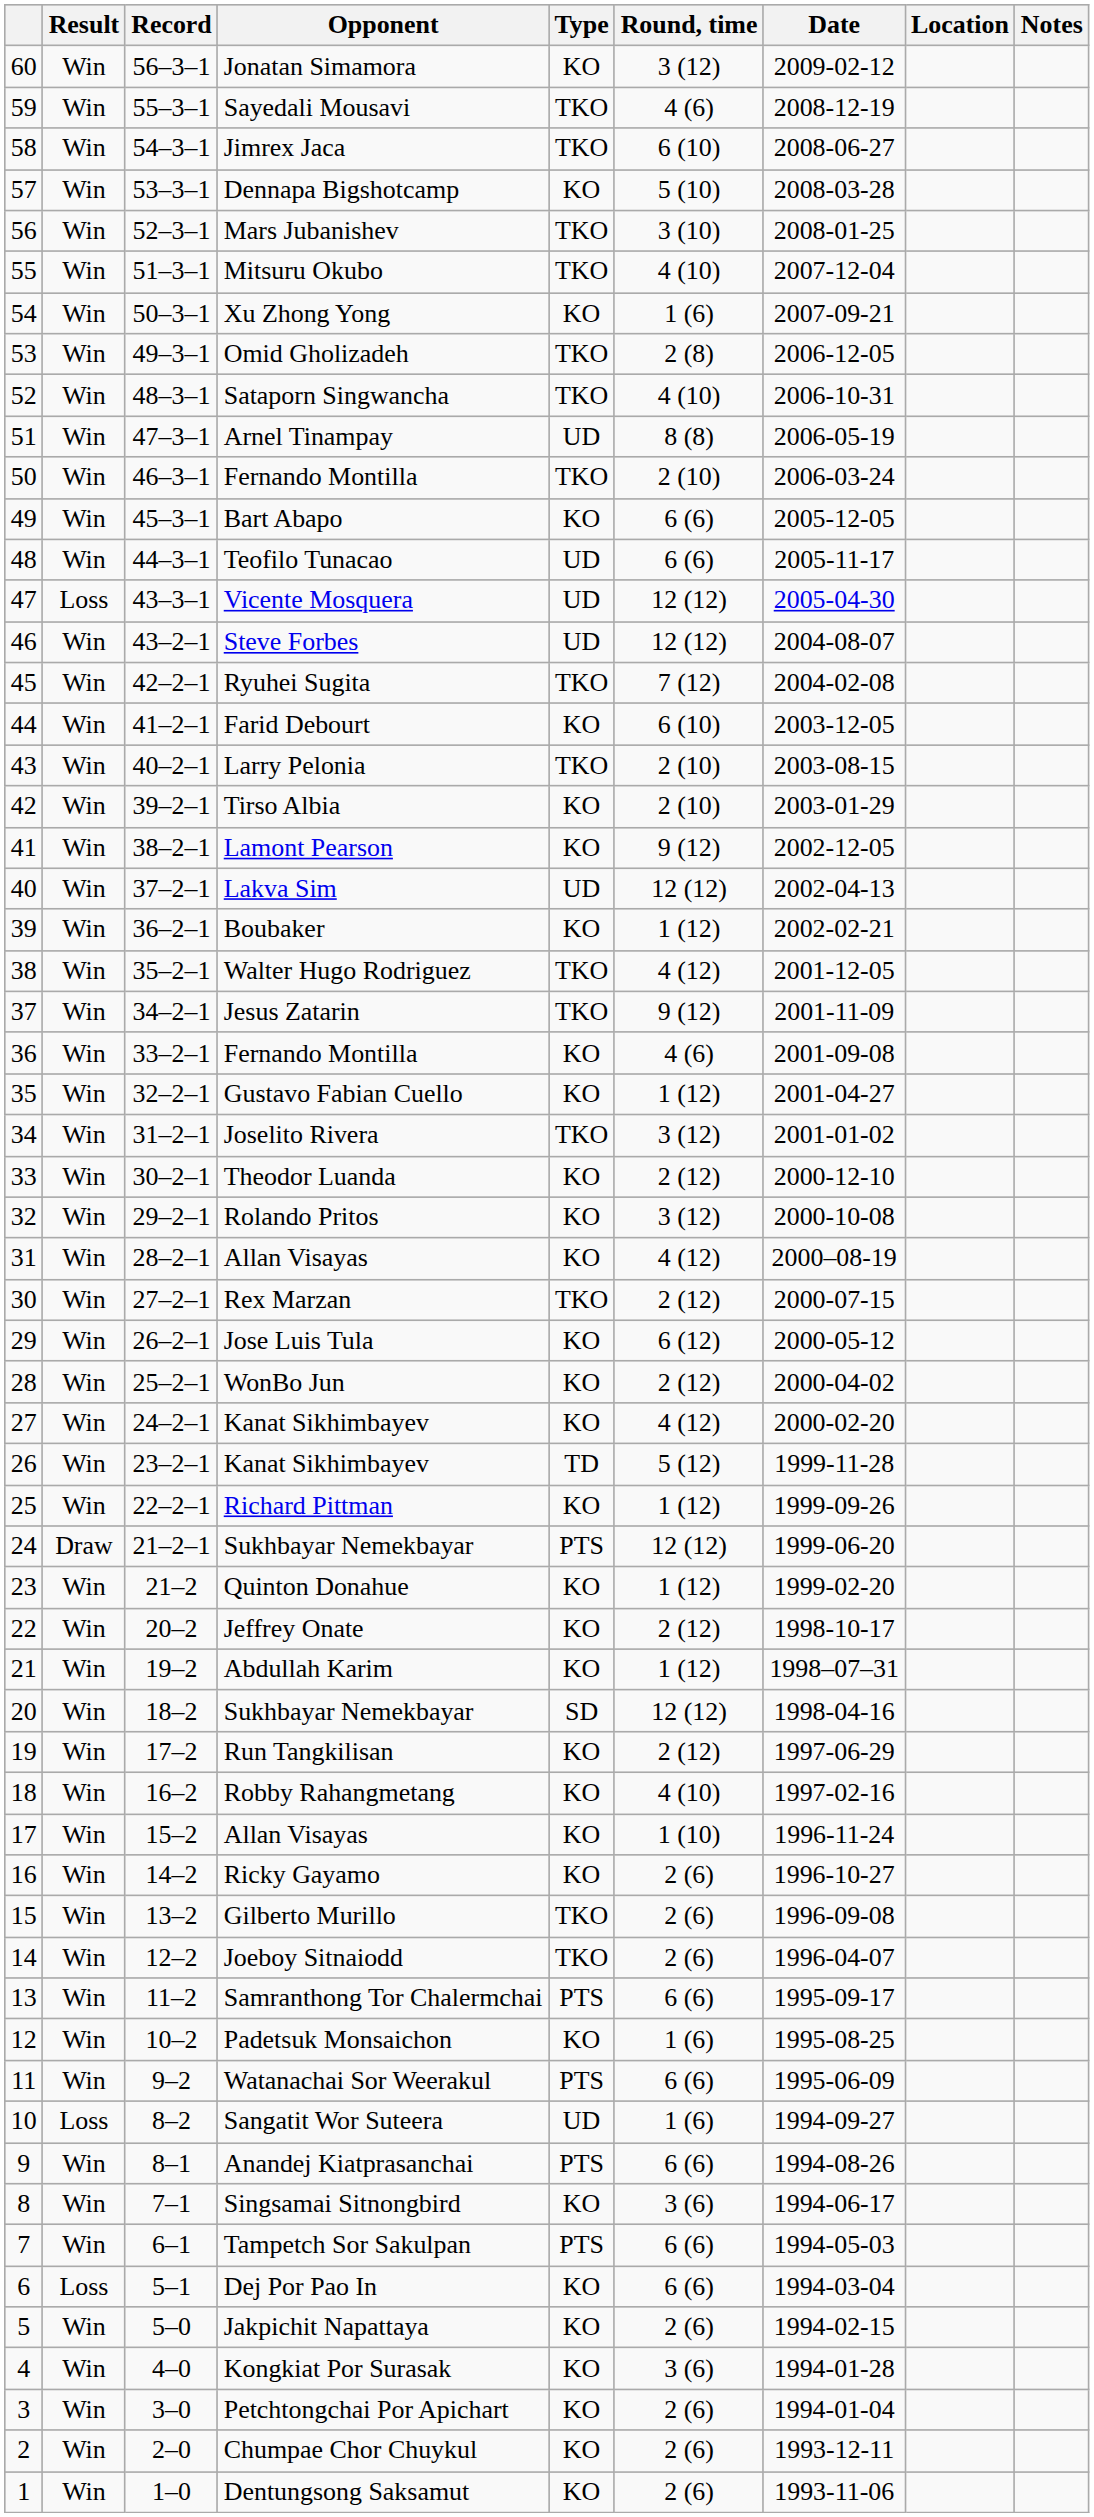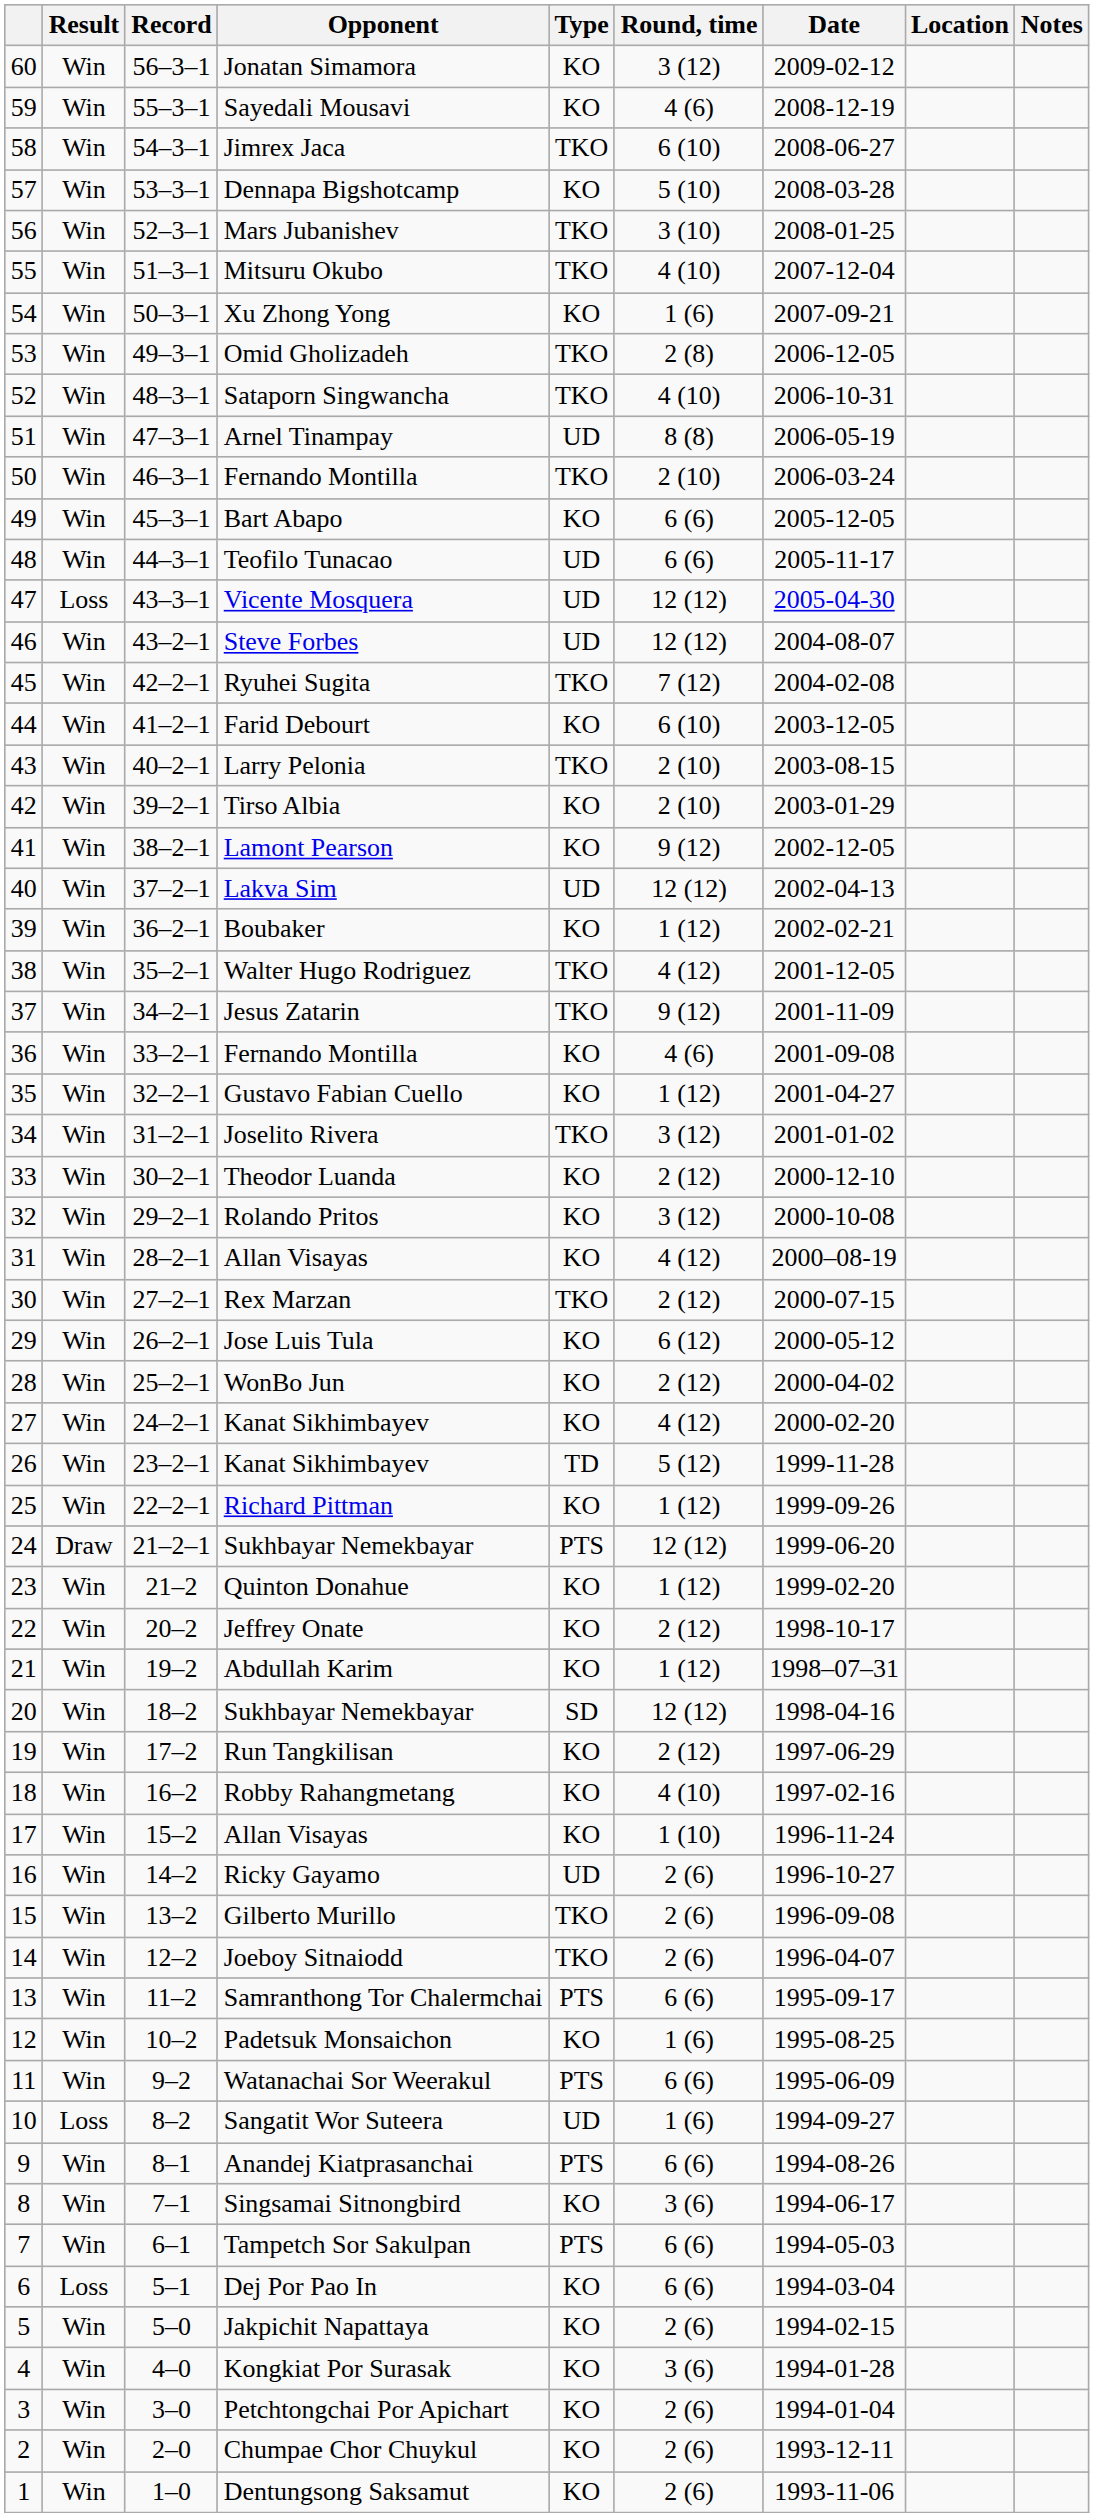(582, 107) TKO -> (582, 107) KO
(582, 1874) KO -> (582, 1874) UD
